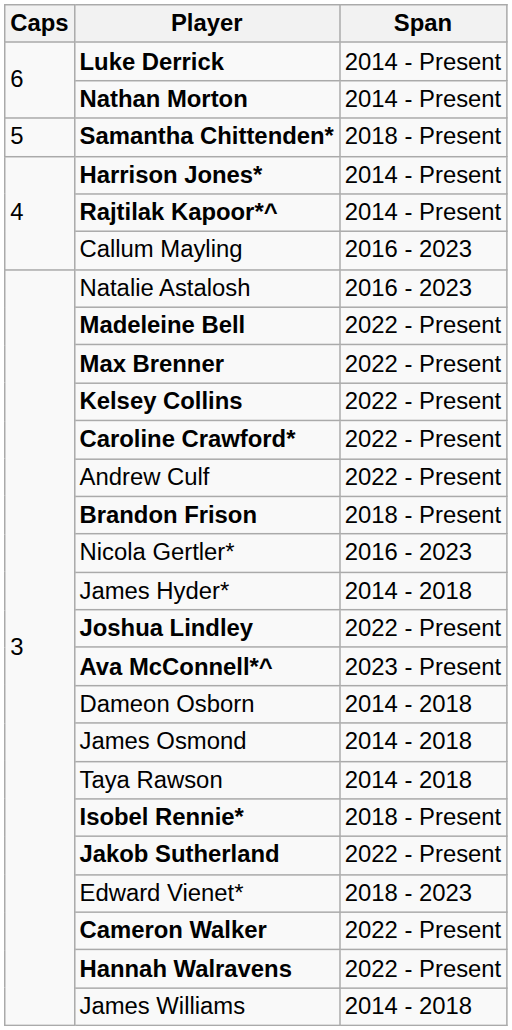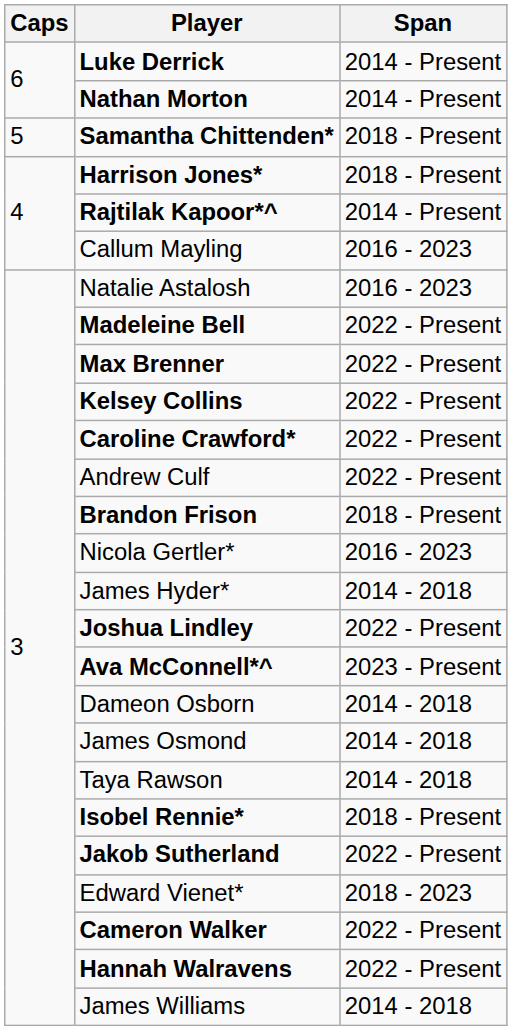(423, 174) 2014 - Present -> (423, 174) 2018 - Present
